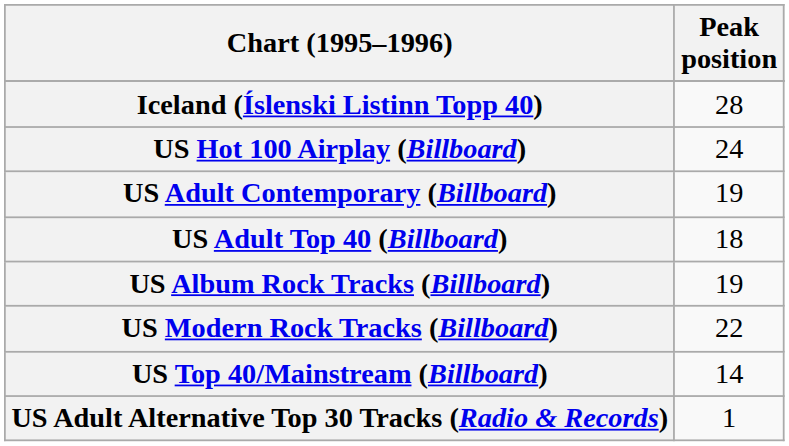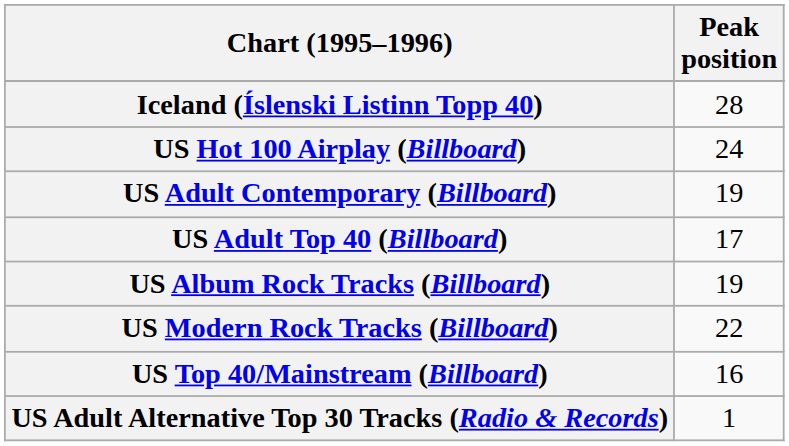(729, 238) 18 -> (729, 238) 17
(729, 373) 14 -> (729, 373) 16
